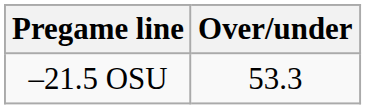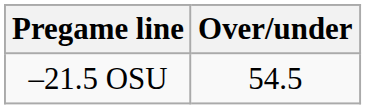(275, 77) 53.3 -> (275, 77) 54.5
